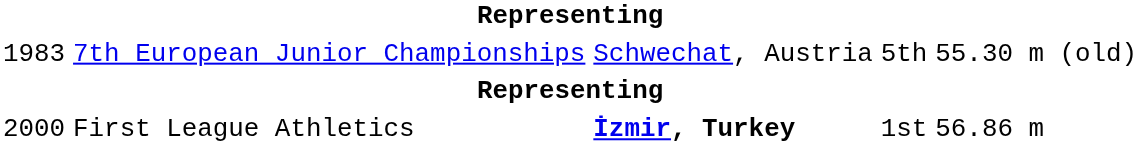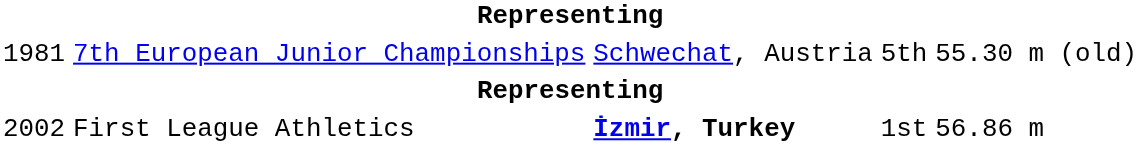(34, 54) 1983 -> (34, 54) 1981
(34, 129) 2000 -> (34, 129) 2002
